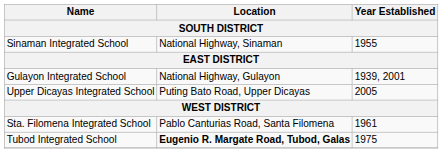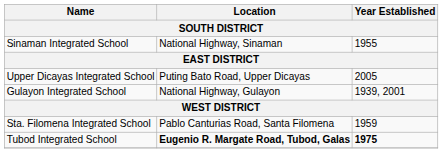rows swapped: (66, 76) <-> (81, 92)
(366, 124) 1961 -> (366, 124) 1959
(366, 140) normal -> (366, 140) bold
